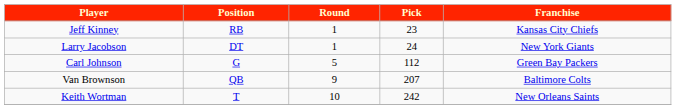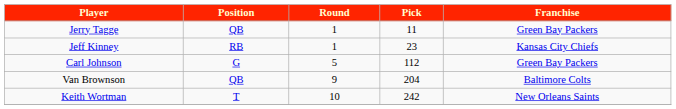+ row: (94, 29)
- row: (94, 46)
(412, 79) 207 -> (412, 79) 204
